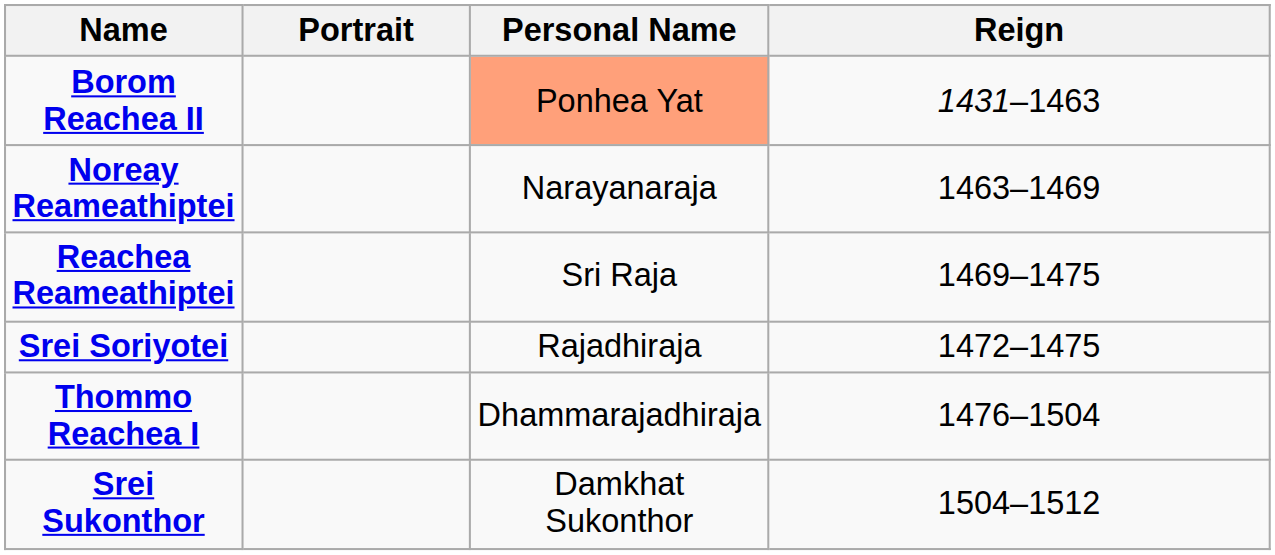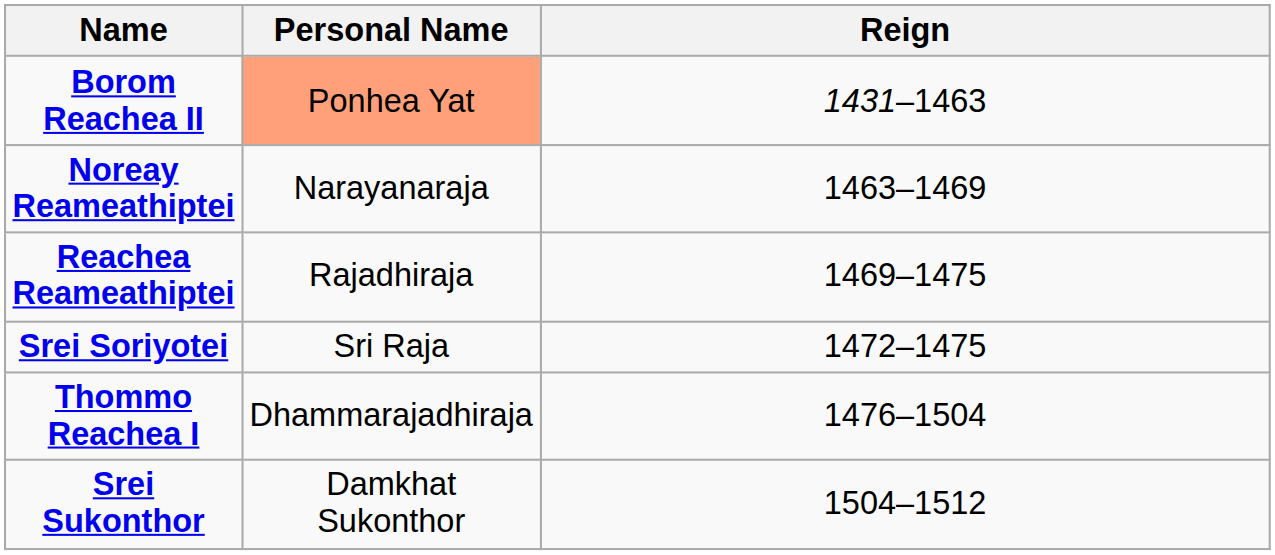- column: (356, 30)
(619, 276) Sri Raja -> (391, 276) Rajadhiraja
(619, 345) Rajadhiraja -> (391, 345) Sri Raja
